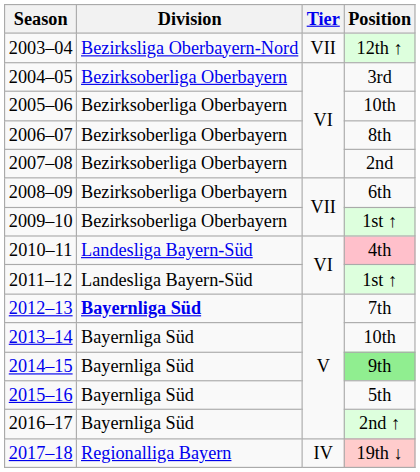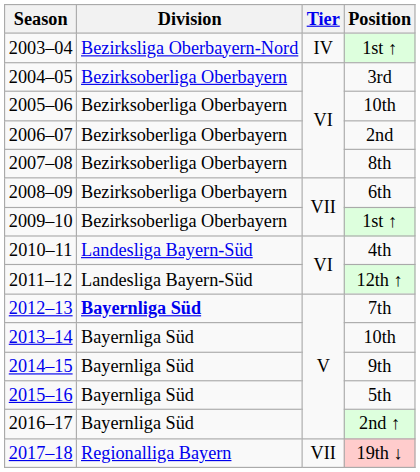(323, 47) VII -> (323, 47) IV
(380, 47) 12th ↑ -> (380, 47) 1st ↑
(380, 134) 8th -> (380, 134) 2nd
(380, 163) 2nd -> (380, 163) 8th
(380, 250) pink background -> (380, 250) no background
(380, 279) 1st ↑ -> (380, 279) 12th ↑
(380, 366) lightgreen background -> (380, 366) no background
(323, 452) IV -> (323, 452) VII
